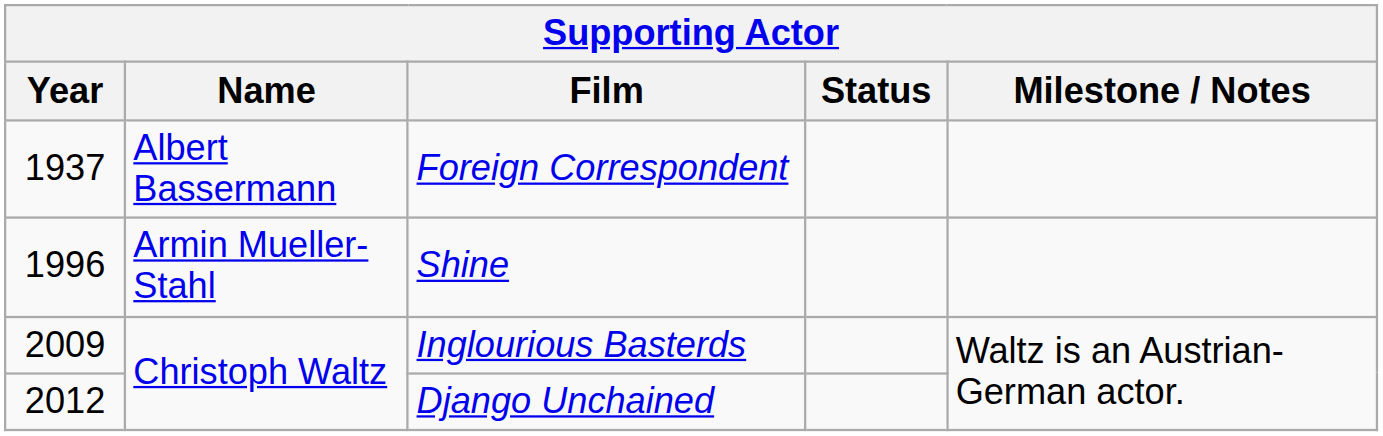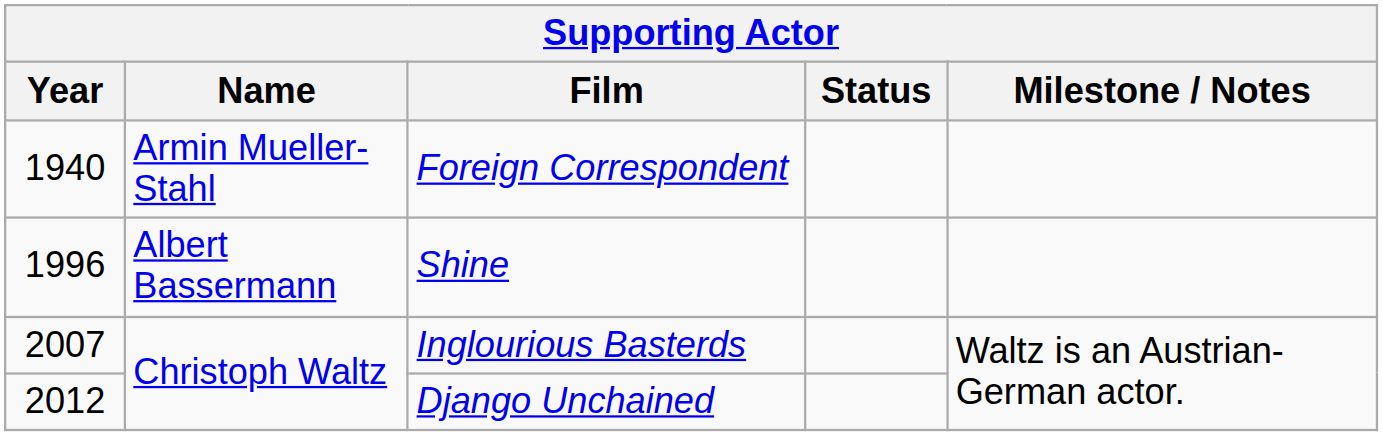(65, 168) 1937 -> (65, 168) 1940
(235, 168) Albert Bassermann -> (251, 168) Armin Mueller-Stahl
(251, 266) Armin Mueller-Stahl -> (235, 266) Albert Bassermann
(65, 343) 2009 -> (65, 343) 2007
